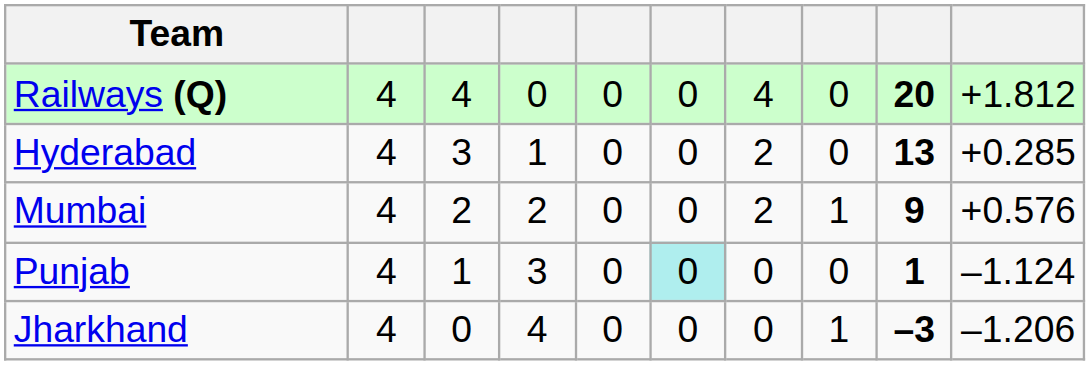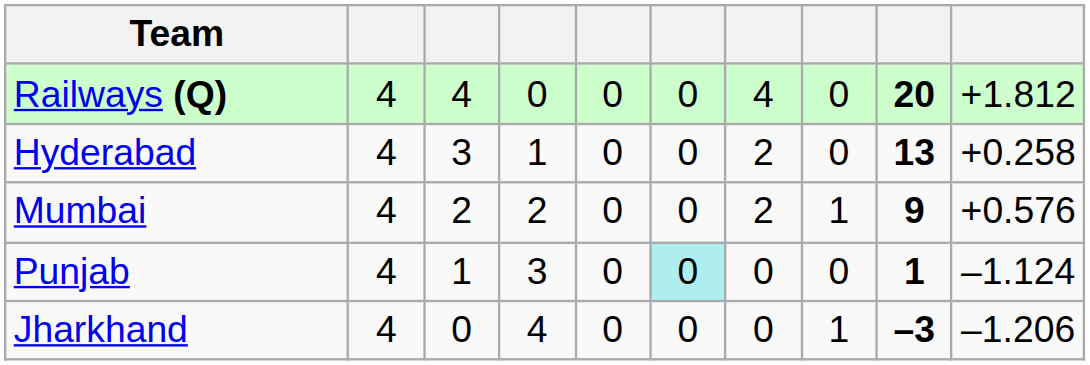(1018, 152) +0.285 -> (1018, 152) +0.258
